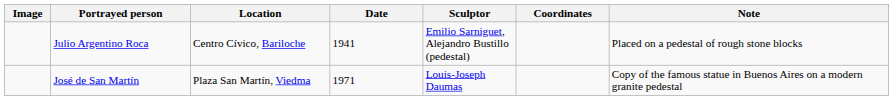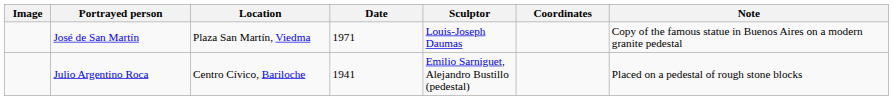rows swapped: (101, 43) <-> (96, 80)
